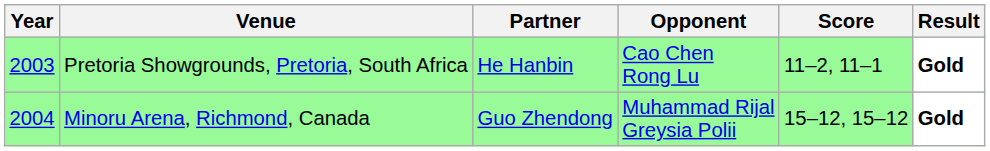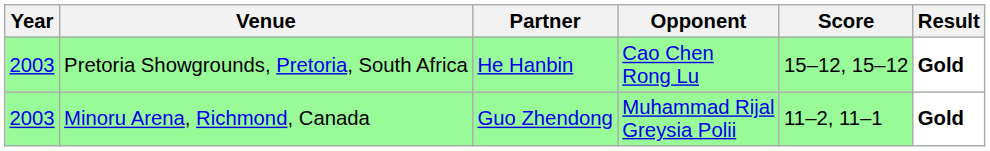(833, 64) 11–2, 11–1 -> (846, 64) 15–12, 15–12
(32, 119) 2004 -> (32, 119) 2003
(846, 119) 15–12, 15–12 -> (833, 119) 11–2, 11–1
